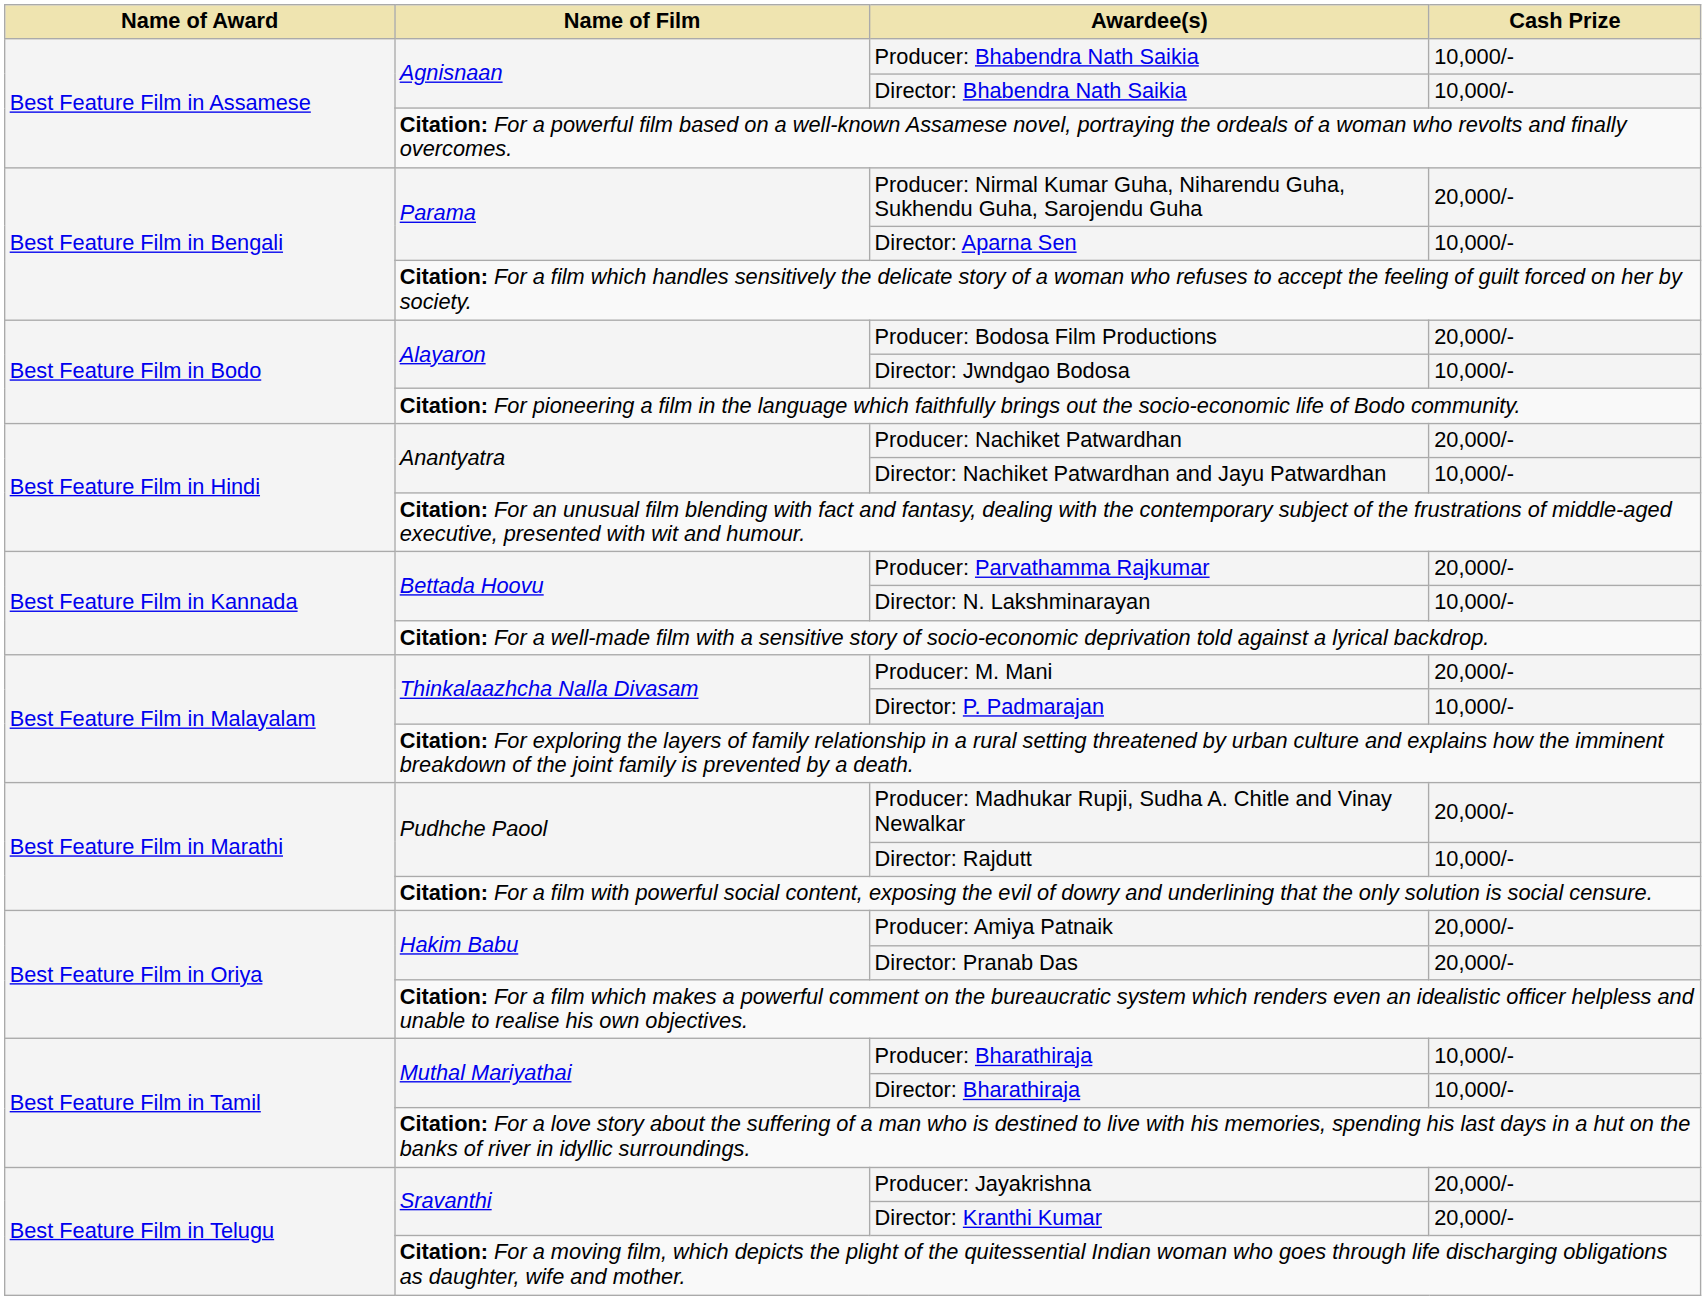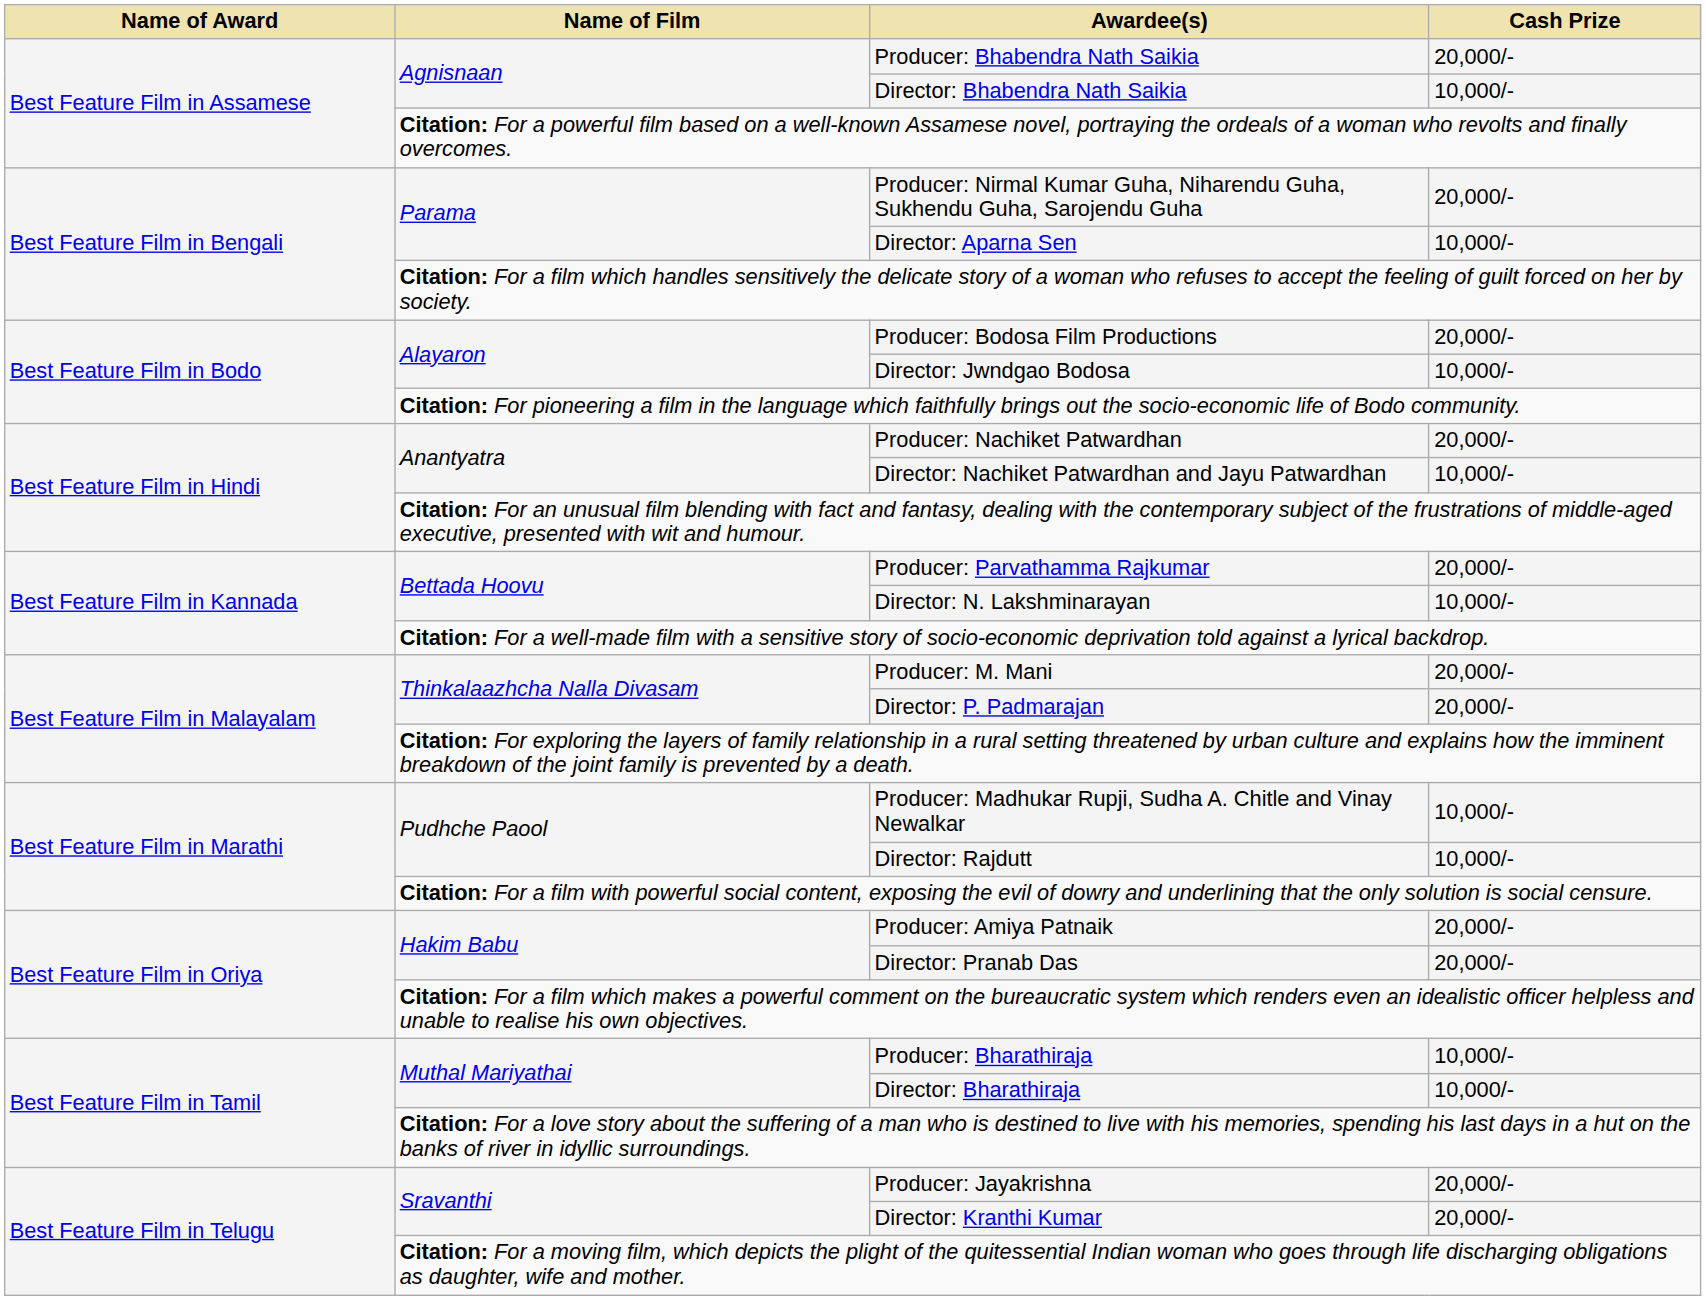(1474, 56) 10,000/- -> (1474, 56) 20,000/-
(1474, 706) 10,000/- -> (1474, 706) 20,000/-
(1474, 812) 20,000/- -> (1474, 812) 10,000/-
